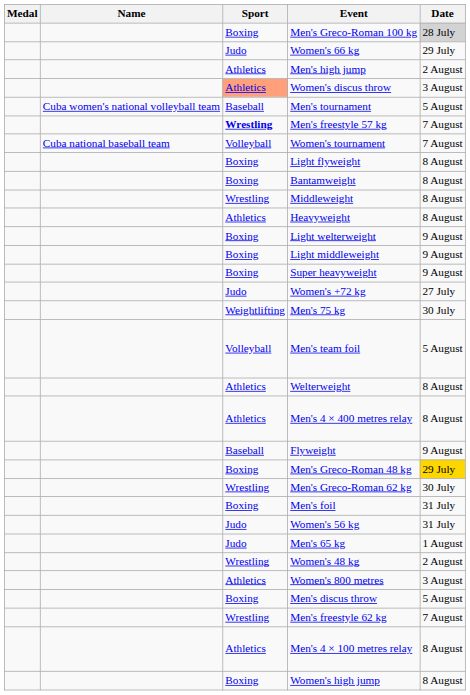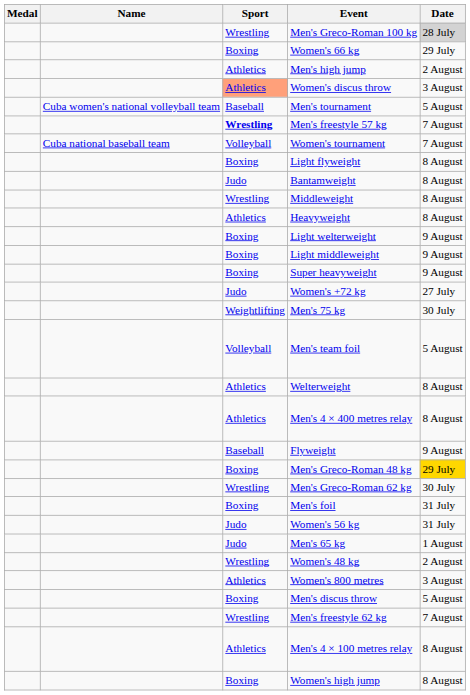(242, 32) Boxing -> (247, 32) Wrestling
(236, 51) Judo -> (242, 51) Boxing
(242, 180) Boxing -> (236, 180) Judo
